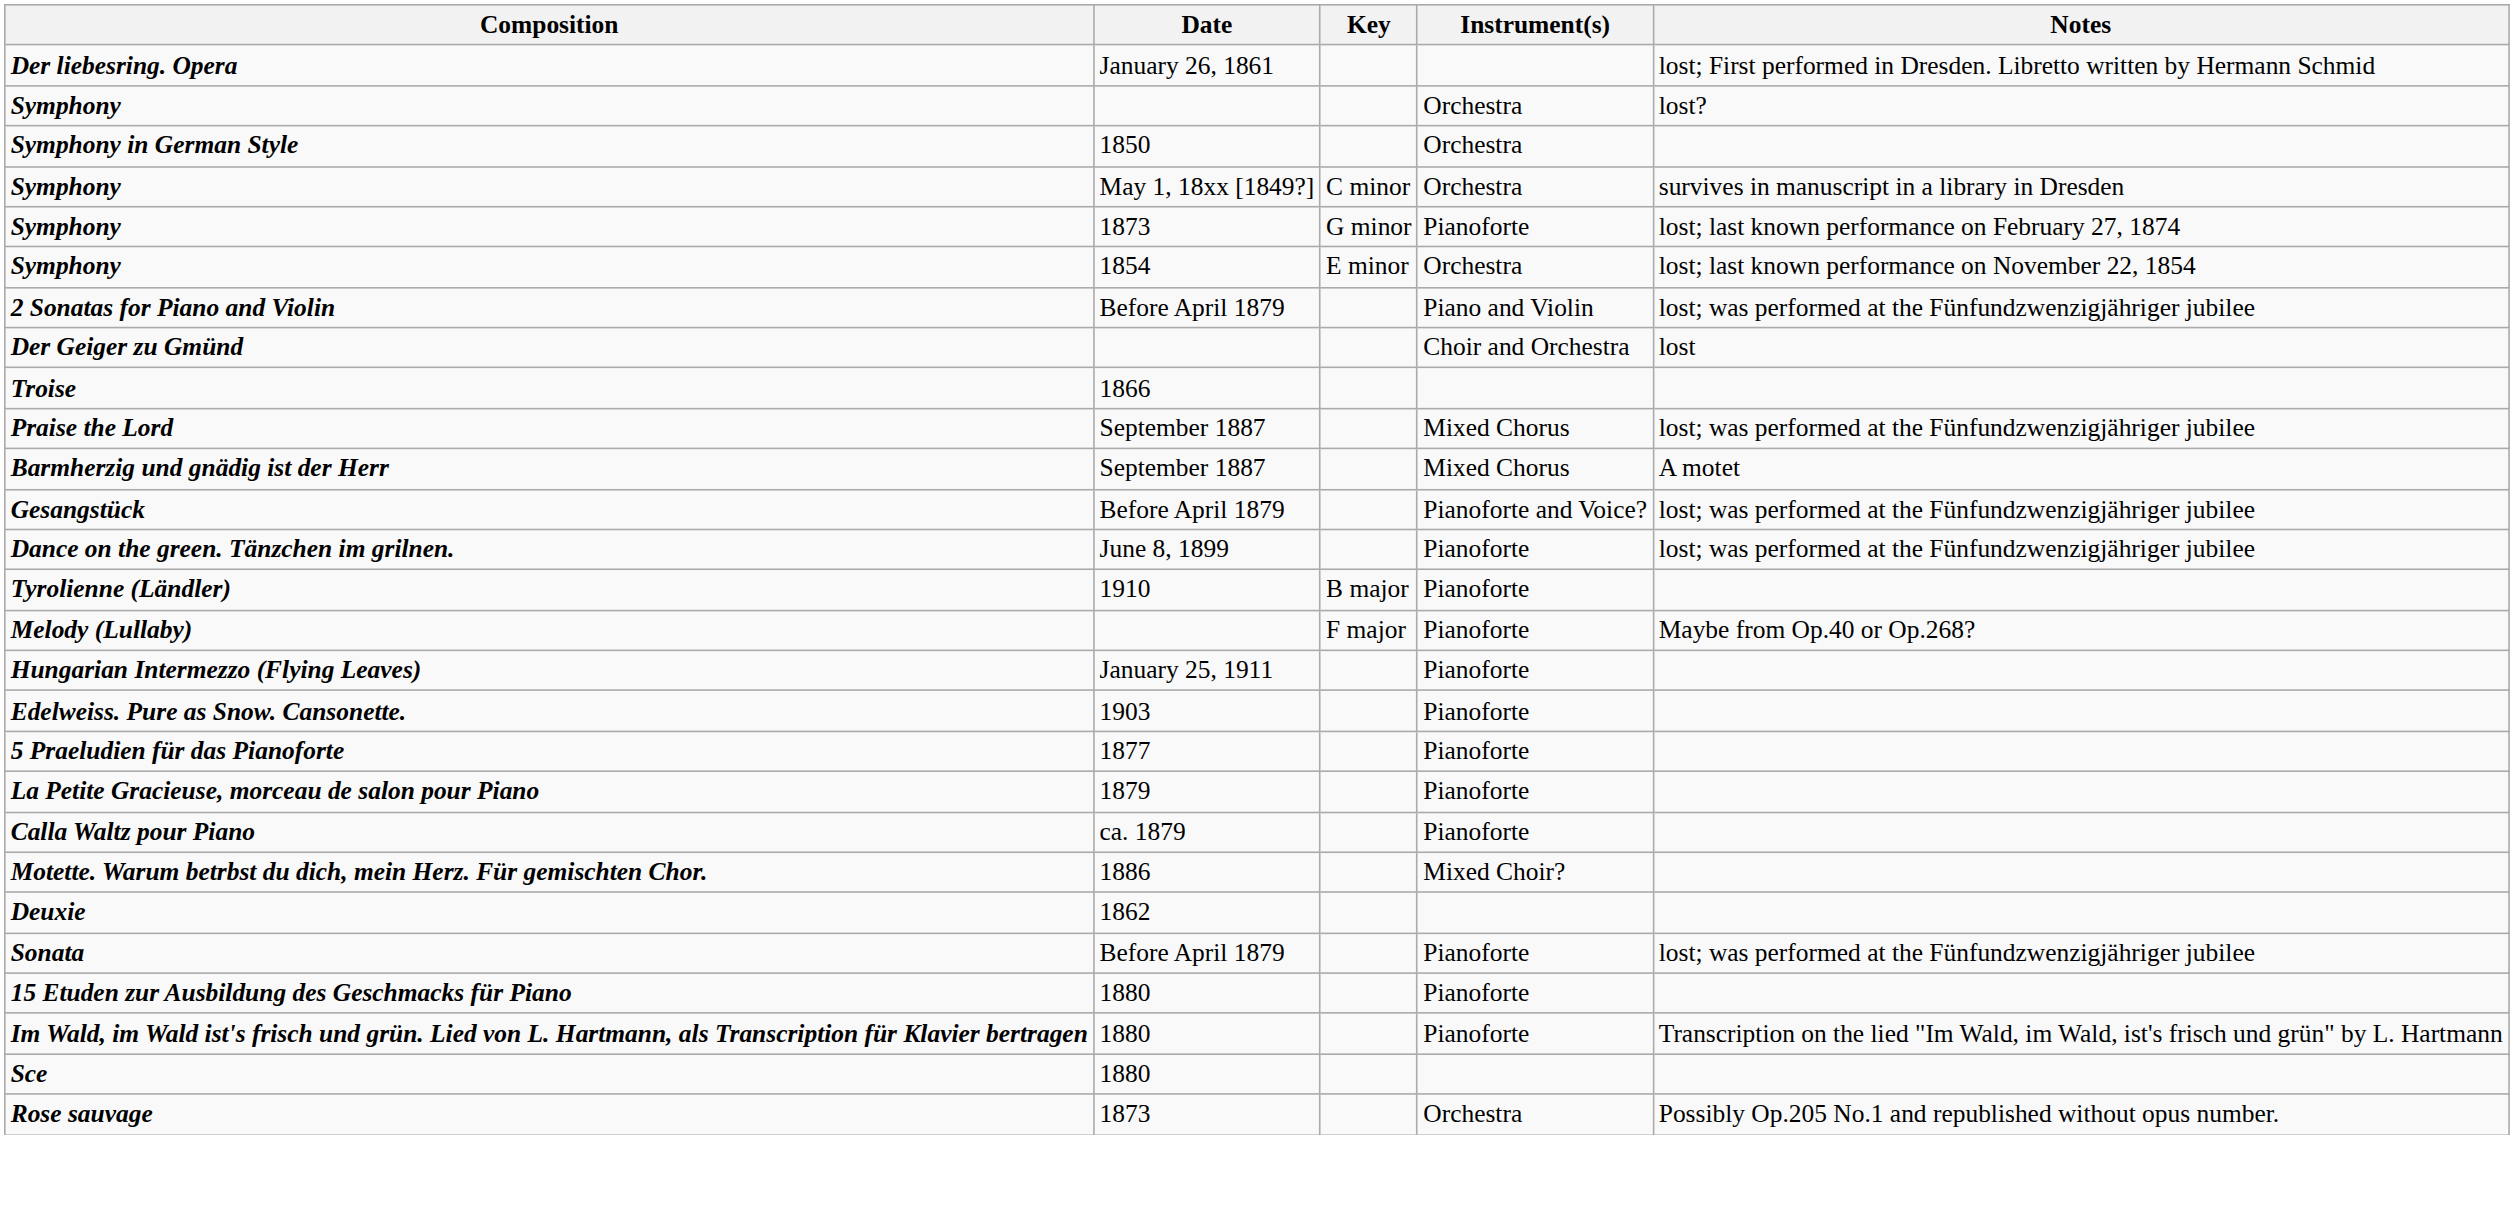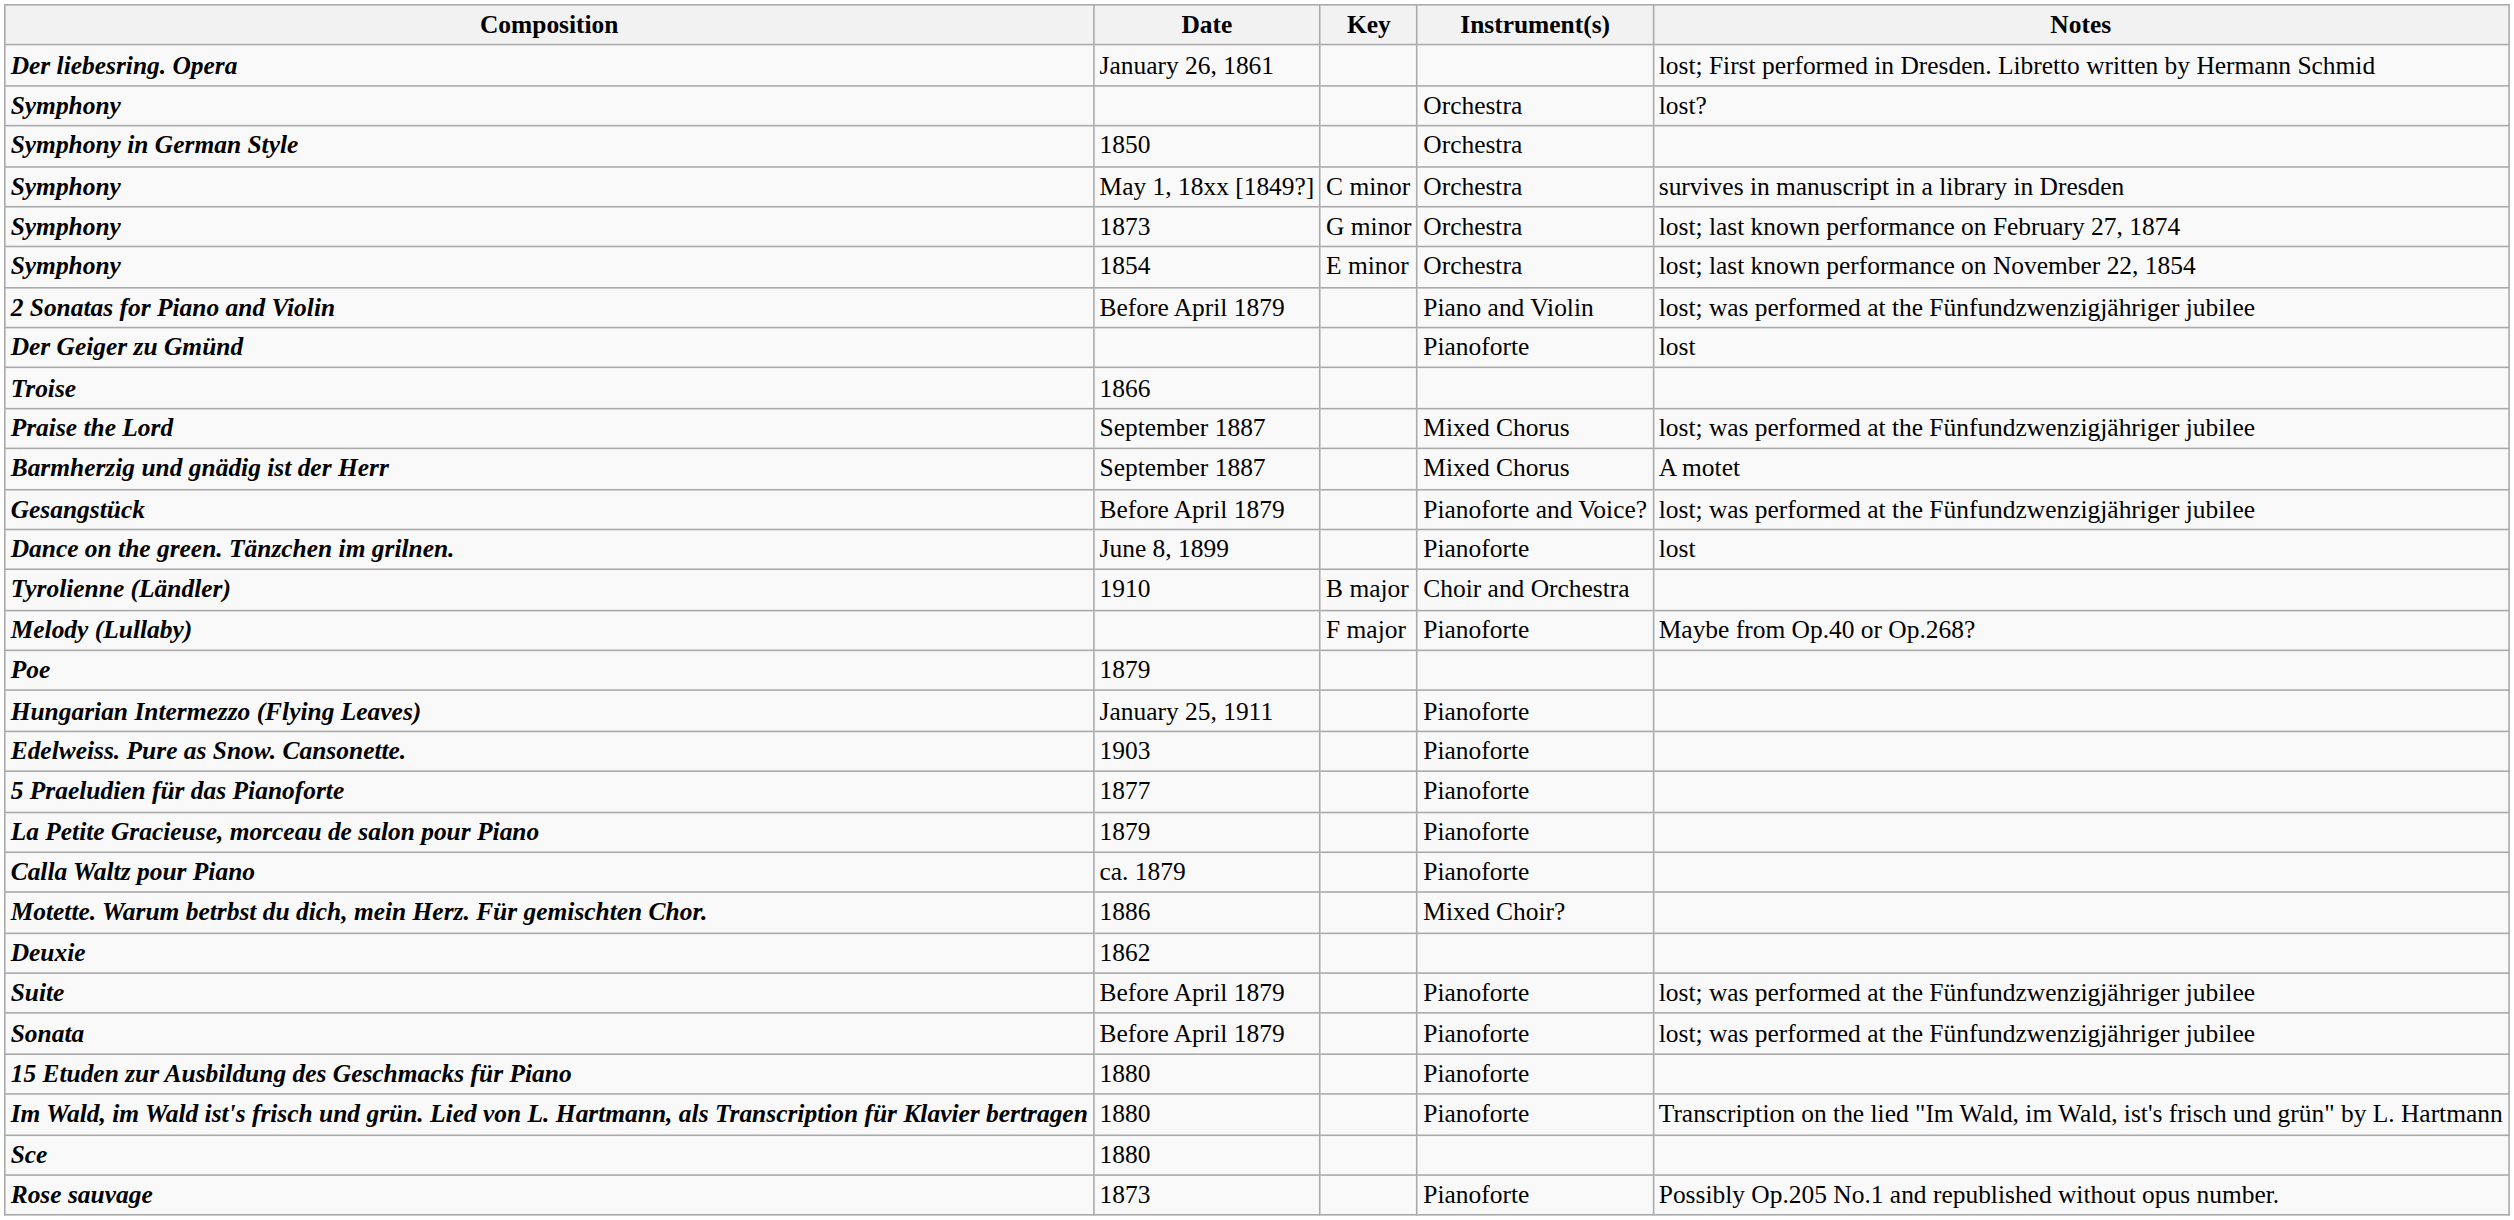(1476, 226) Pianoforte -> (1473, 226) Orchestra
(1526, 347) Choir and Orchestra -> (1476, 347) Pianoforte
(1957, 549) lost; was performed at the Fünfundzwenzigjähriger jubilee -> (1677, 549) lost
(1476, 589) Pianoforte -> (1526, 589) Choir and Orchestra
+ row: (30, 670)
+ row: (38, 992)
(1473, 1114) Orchestra -> (1476, 1194) Pianoforte
